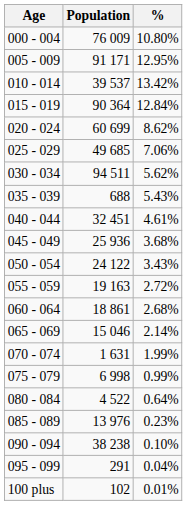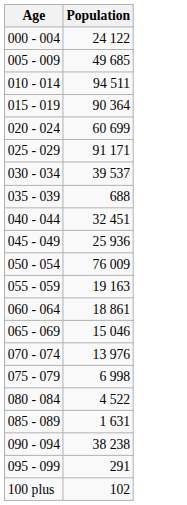- column: (158, 15)
(111, 38) 76 009 -> (111, 38) 24 122
(111, 61) 91 171 -> (111, 61) 49 685
(111, 83) 39 537 -> (112, 83) 94 511
(111, 151) 49 685 -> (111, 151) 91 171
(112, 173) 94 511 -> (111, 173) 39 537
(111, 264) 24 122 -> (111, 264) 76 009
(115, 354) 1 631 -> (111, 354) 13 976
(111, 421) 13 976 -> (115, 421) 1 631
